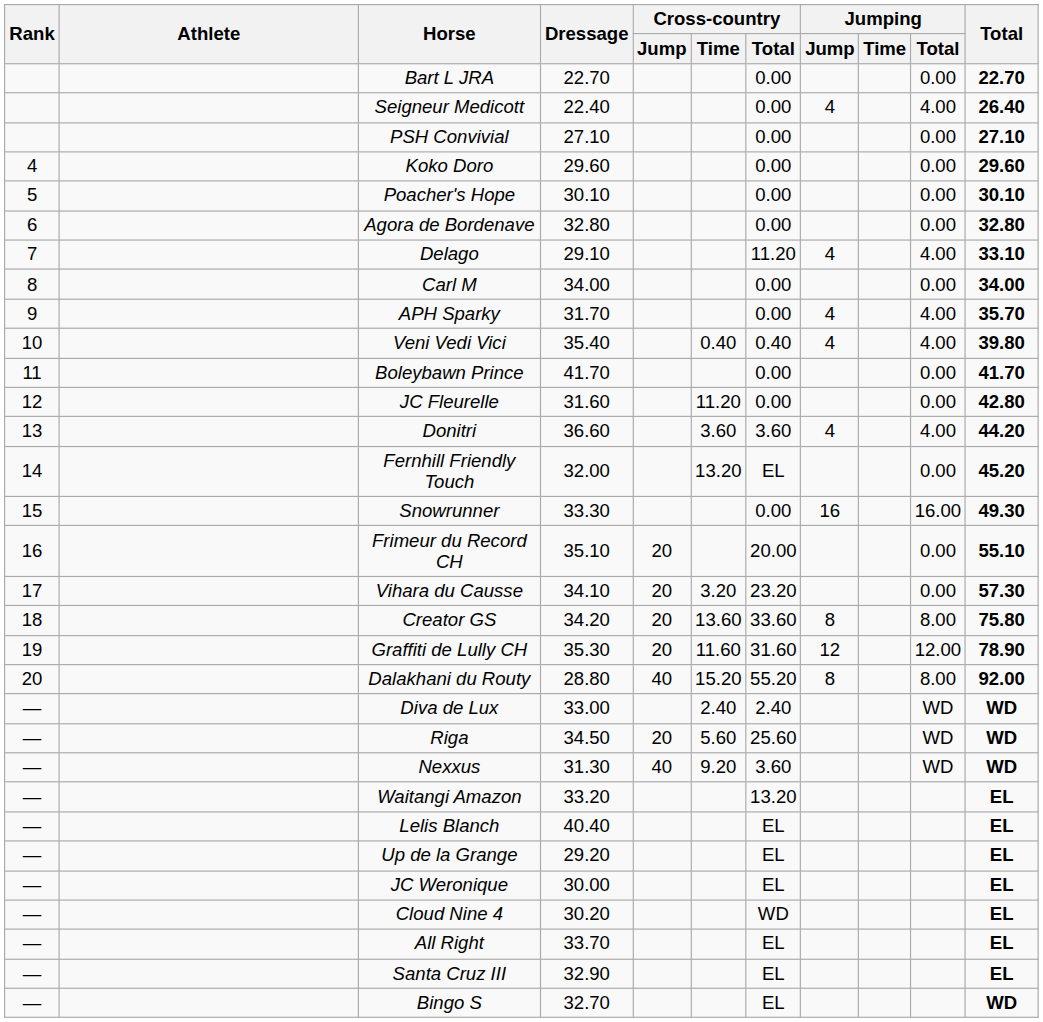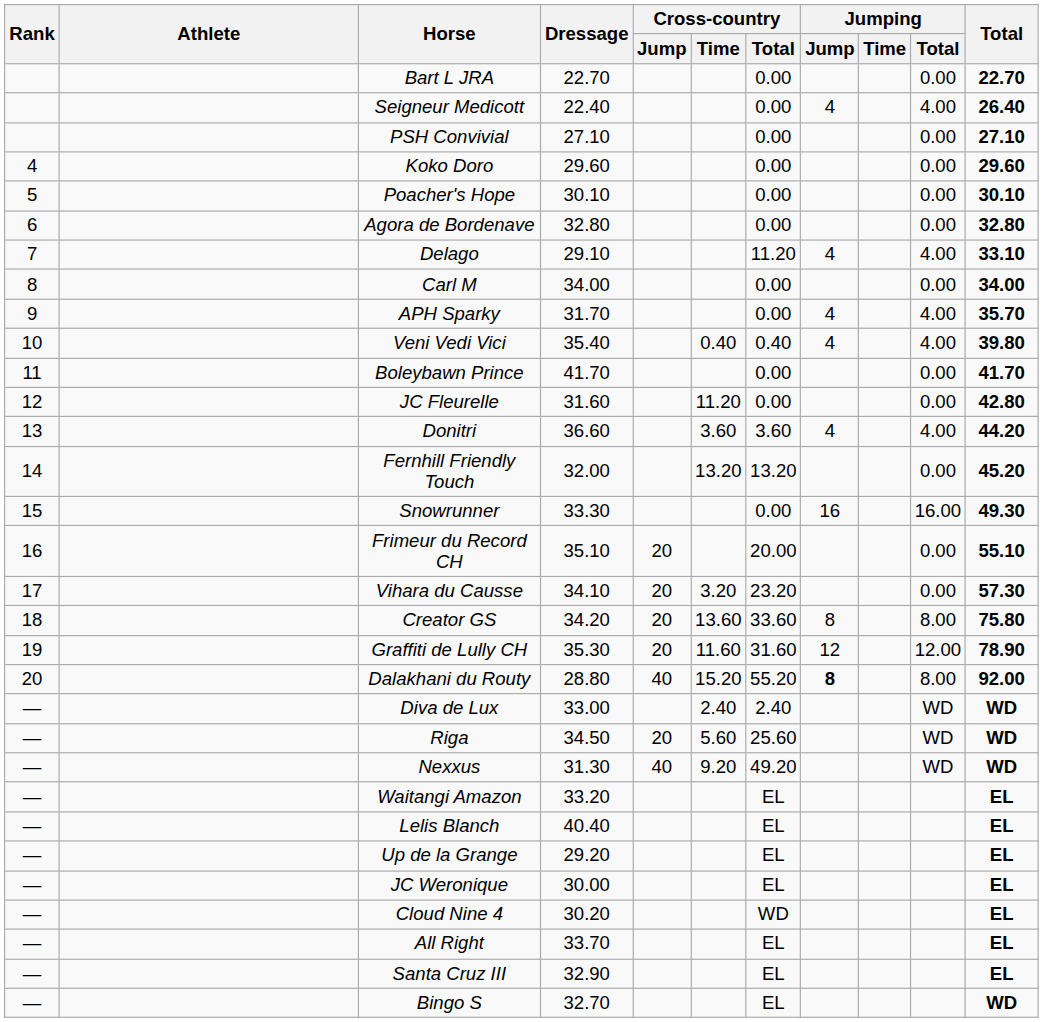(773, 471) EL -> (773, 471) 13.20
(830, 679) normal -> (830, 679) bold
(773, 767) 3.60 -> (773, 767) 49.20
(773, 796) 13.20 -> (773, 796) EL
